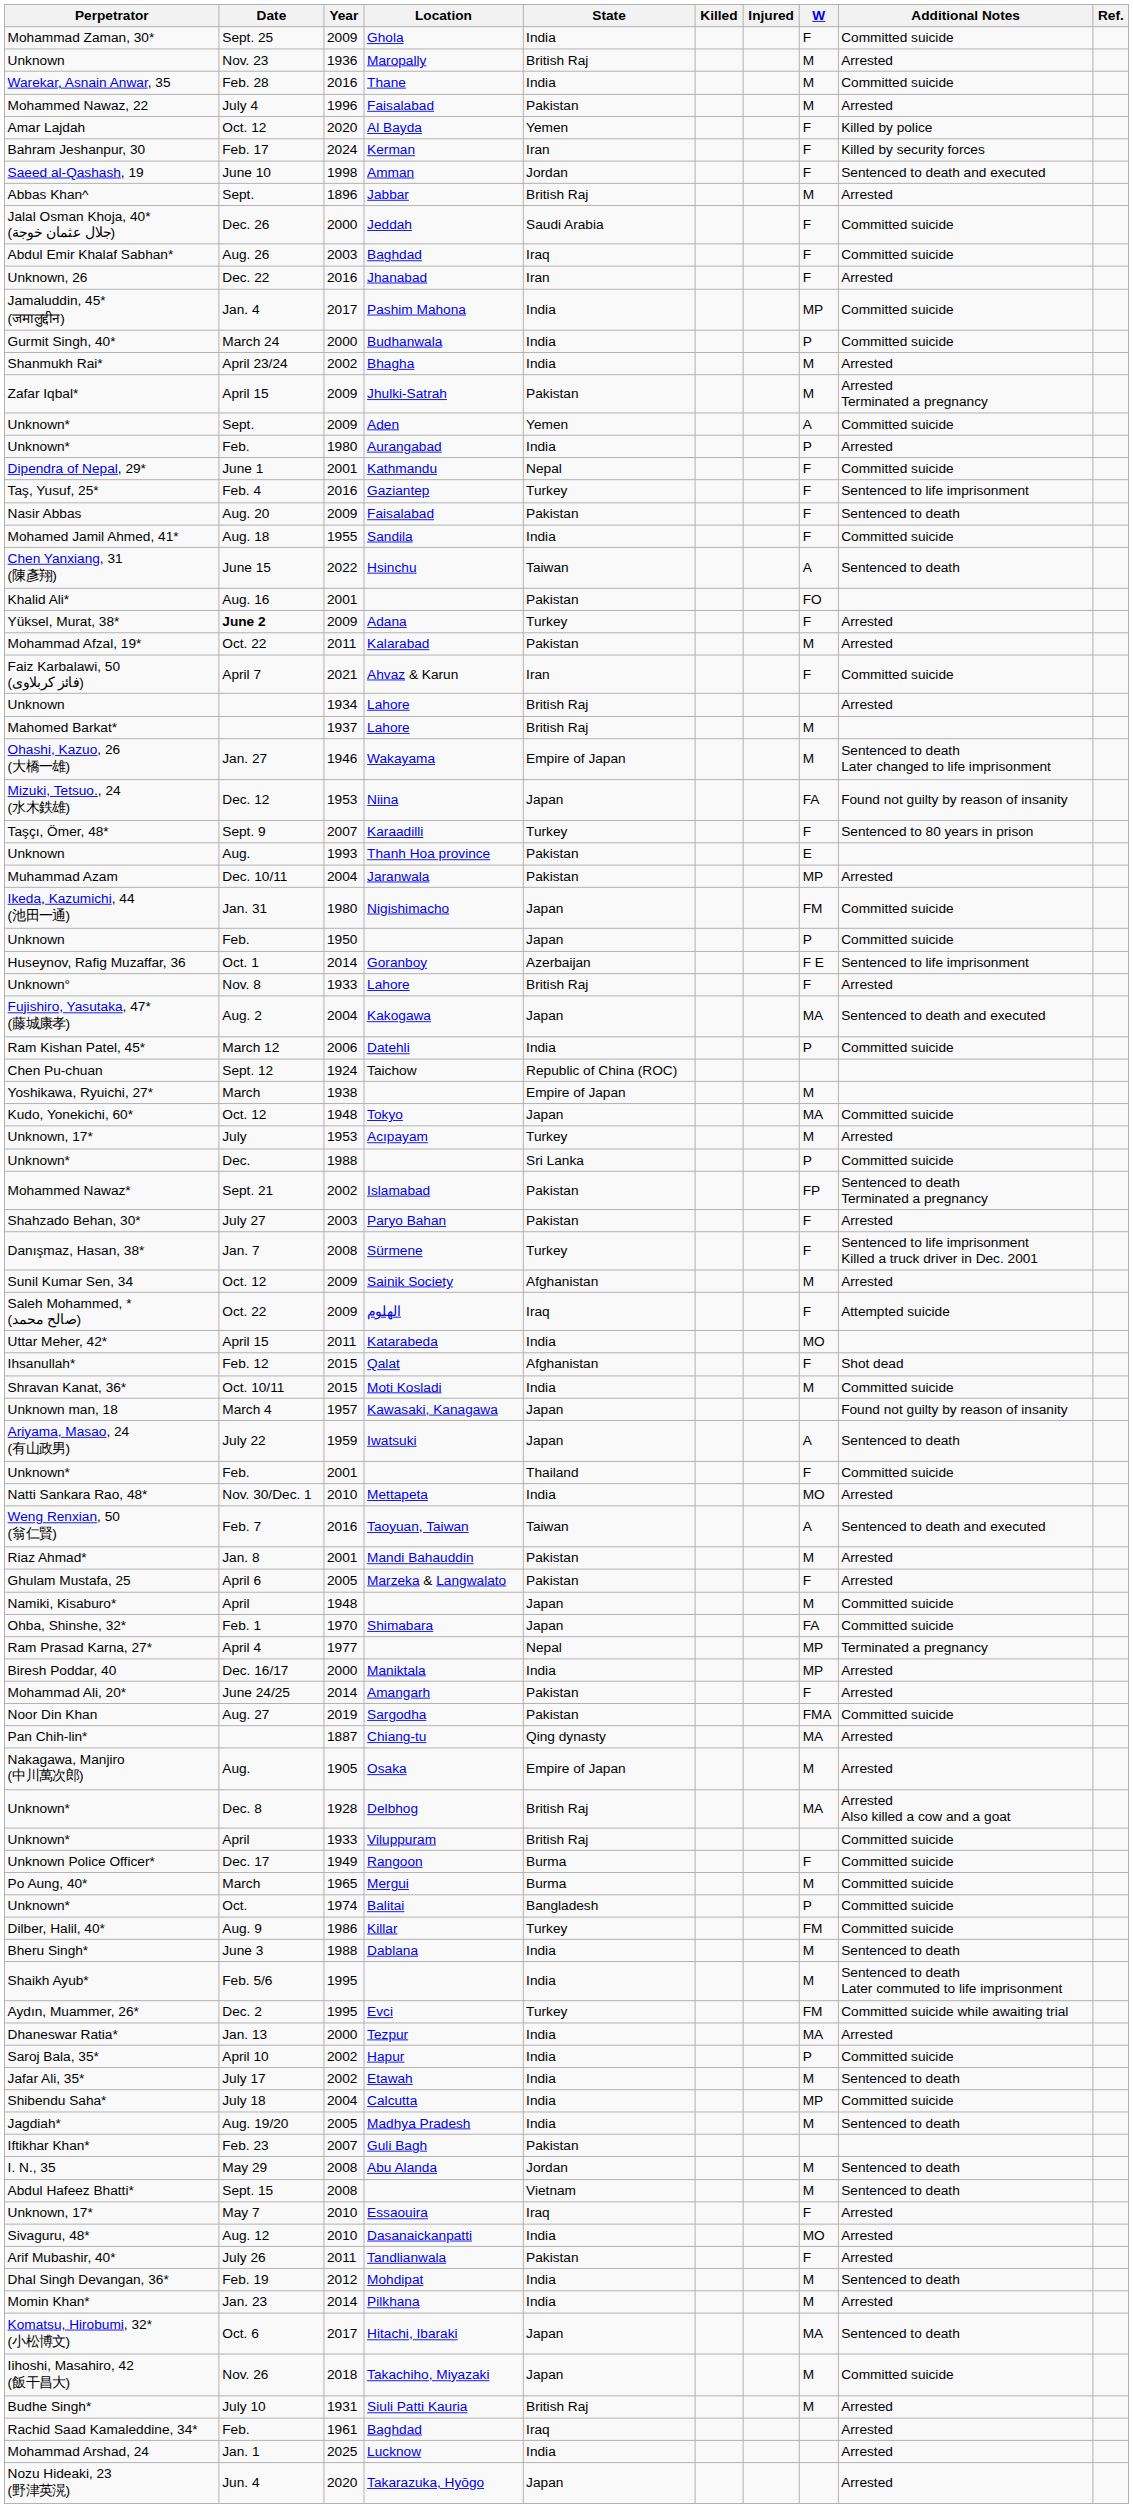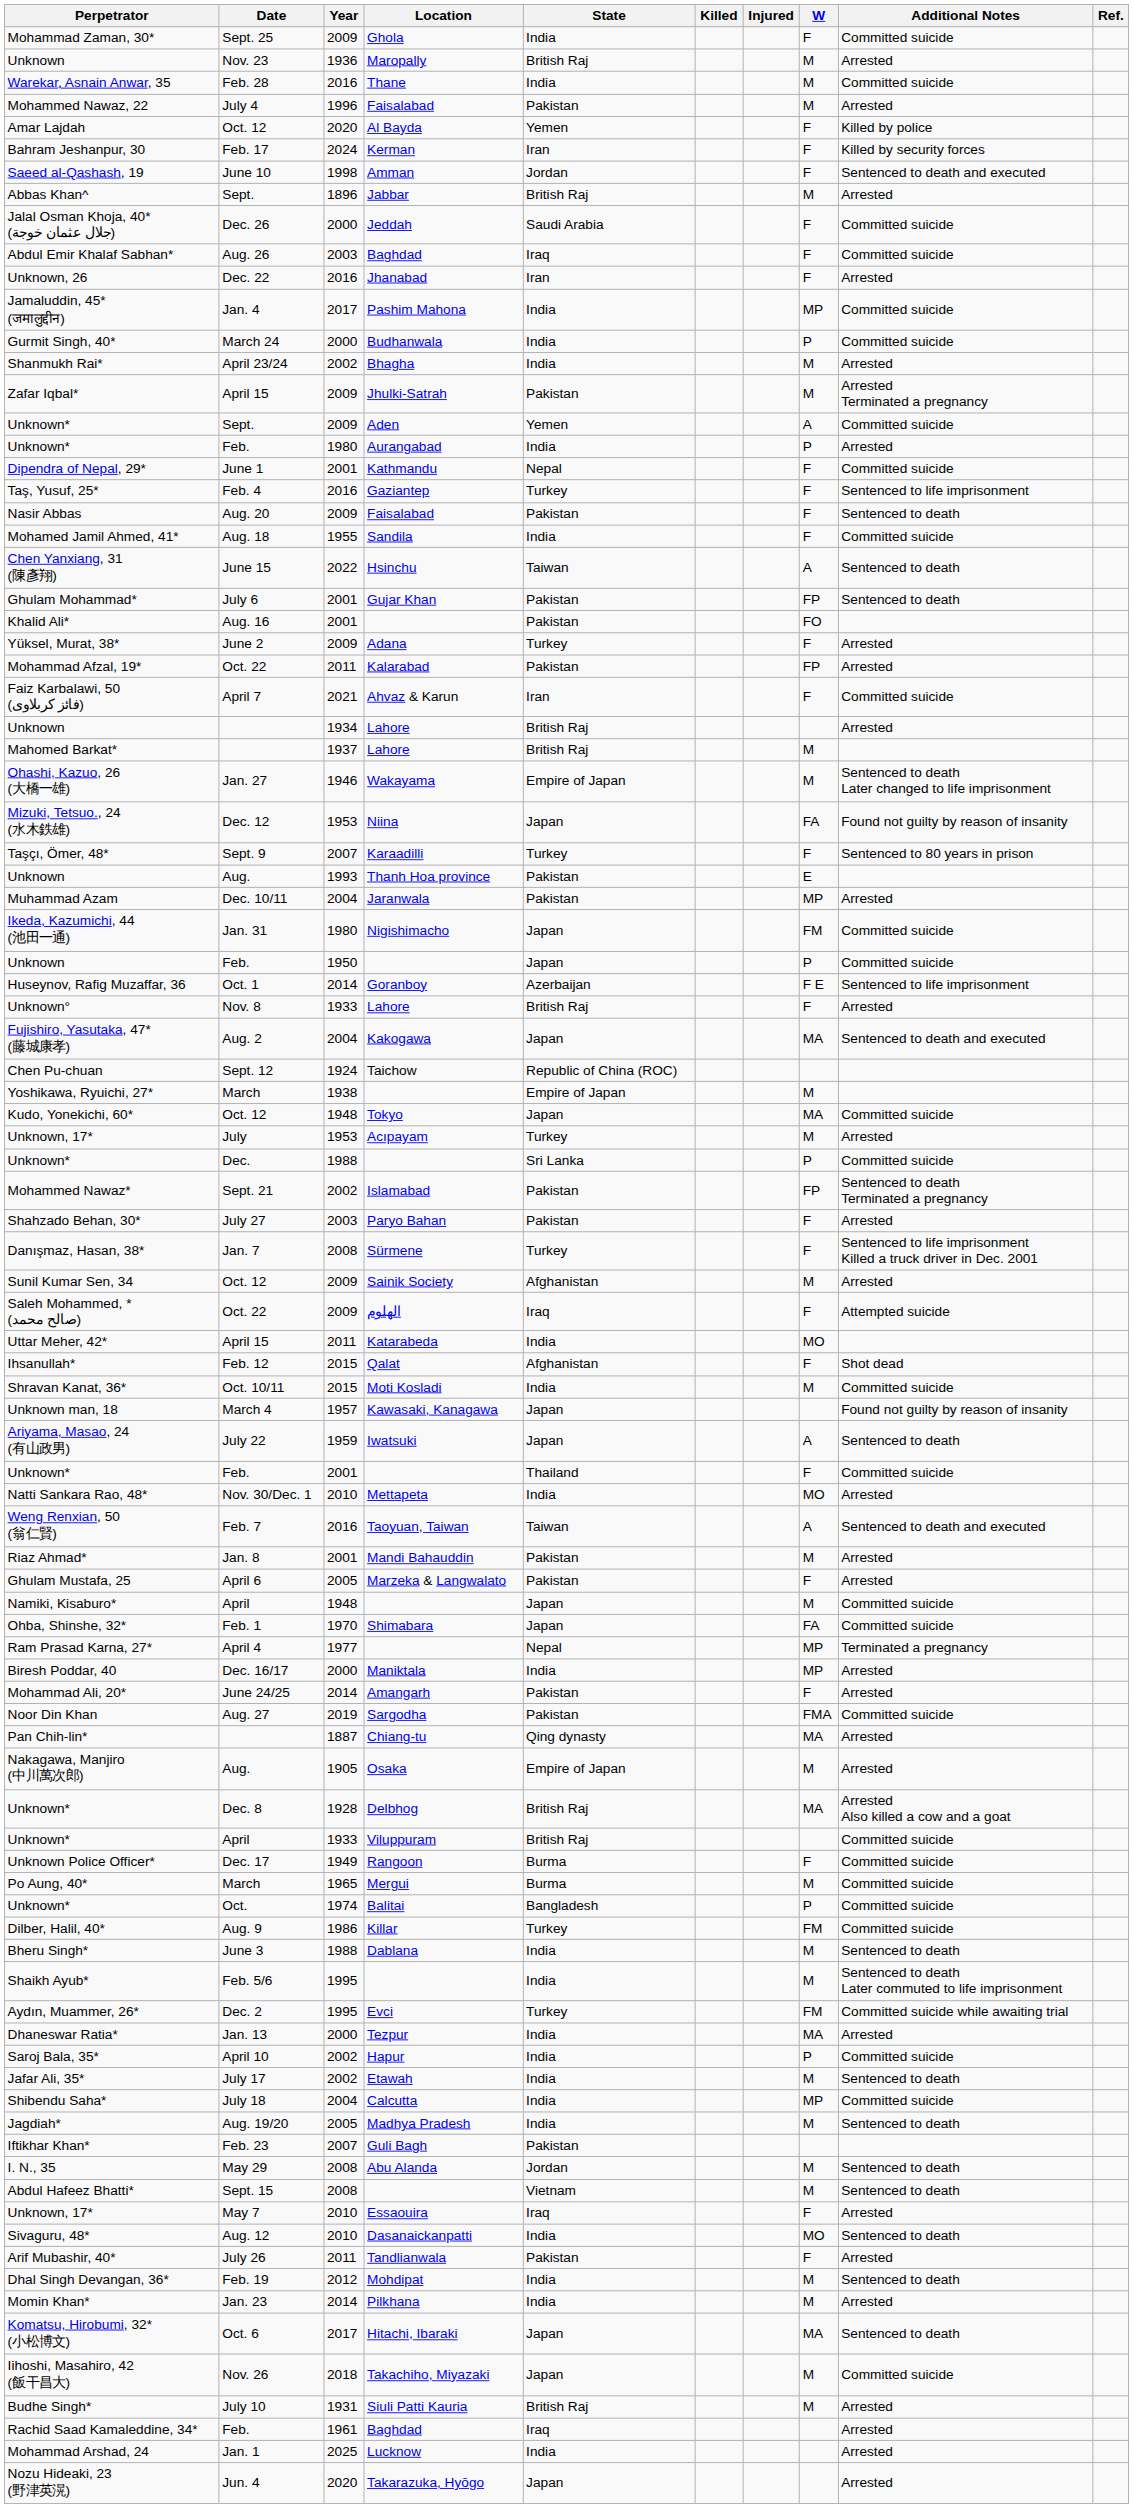+ row: (72, 599)
(244, 622) bold -> (243, 644) normal
(808, 644) M -> (811, 666) FP
- row: (76, 1048)
(867, 2235) Arrested -> (900, 2235) Sentenced to death
